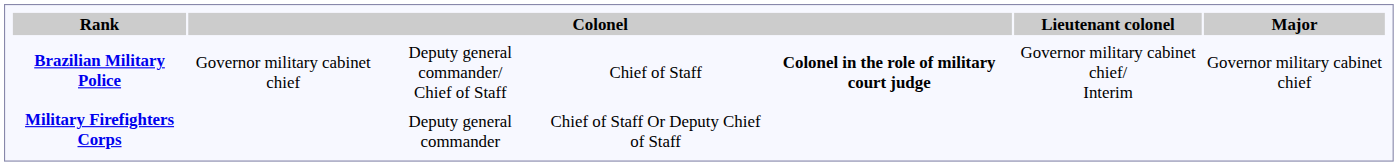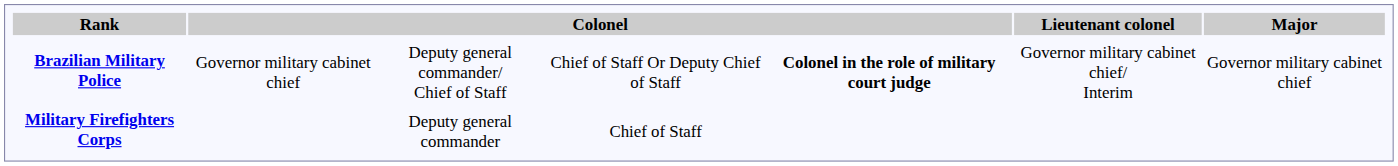(656, 72) Chief of Staff -> (656, 72) Chief of Staff Or Deputy Chief of Staff
(656, 131) Chief of Staff Or Deputy Chief of Staff -> (656, 131) Chief of Staff
